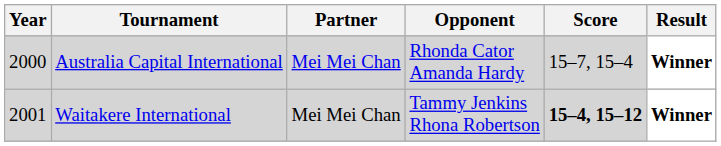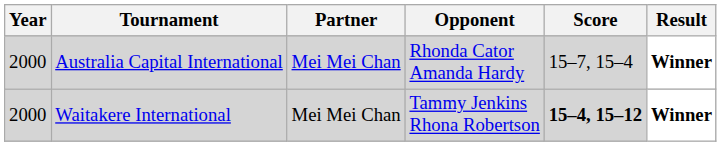(28, 115) 2001 -> (28, 115) 2000
